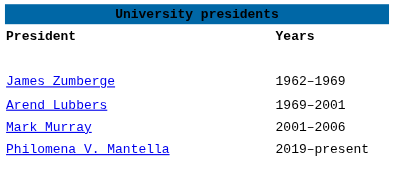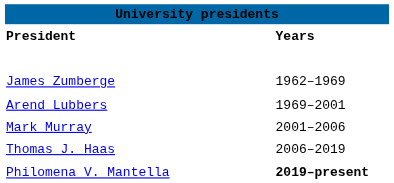+ row: (61, 150)
(322, 150) normal -> (322, 173) bold
